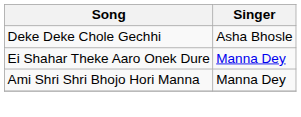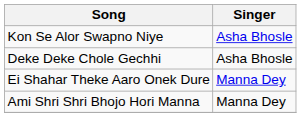+ row: (85, 36)
